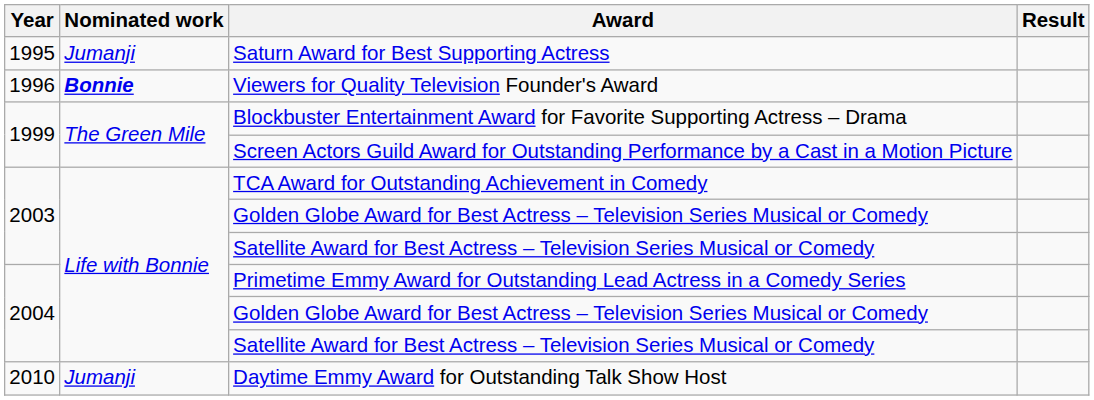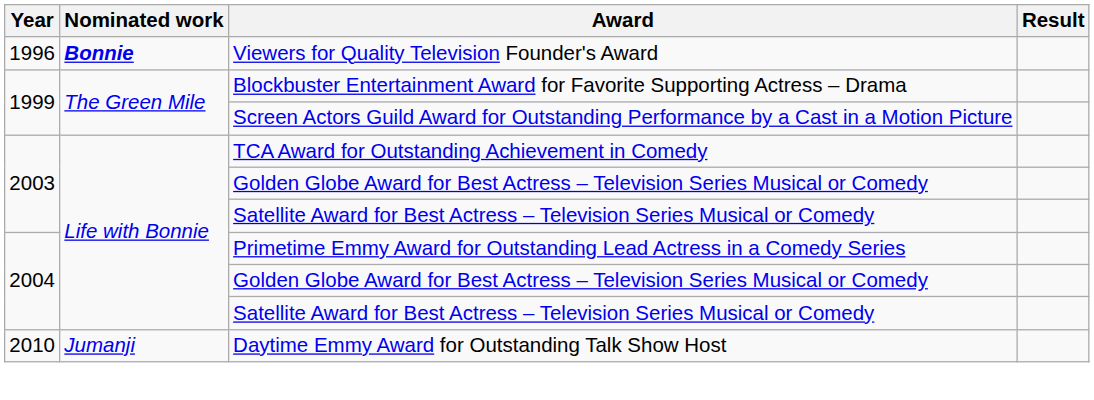- row: (32, 53)
